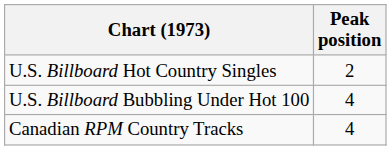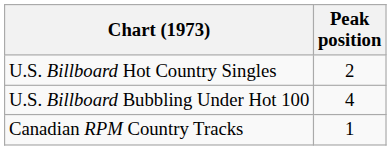(350, 129) 4 -> (350, 129) 1
